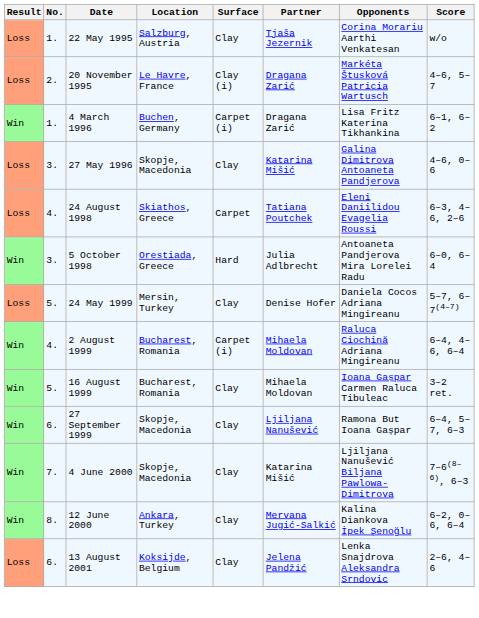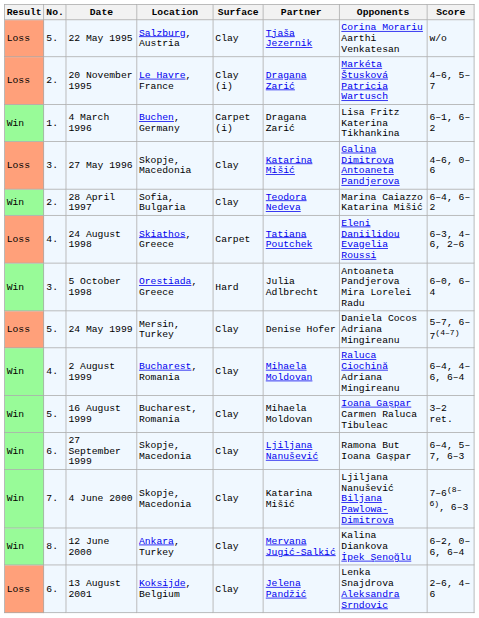(52, 38) 1. -> (52, 38) 5.
+ row: (92, 202)
(233, 345) Carpet (i) -> (227, 372) Clay
